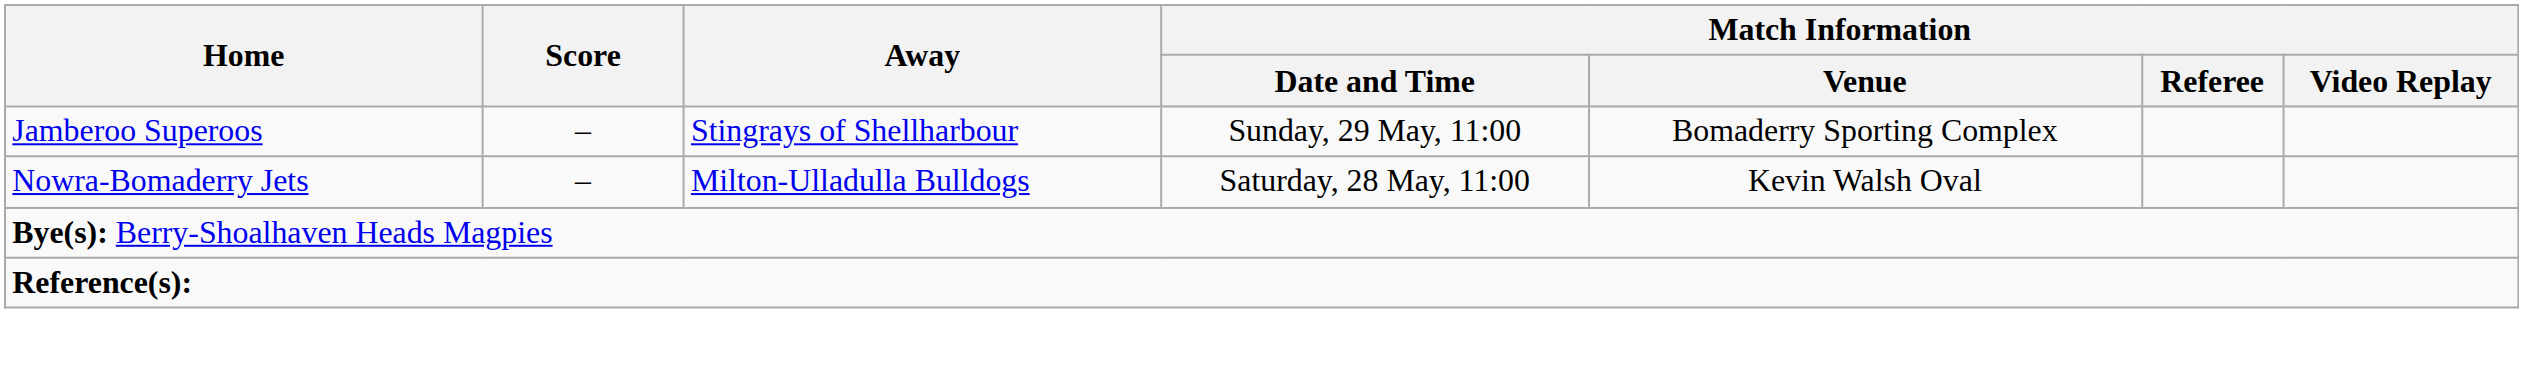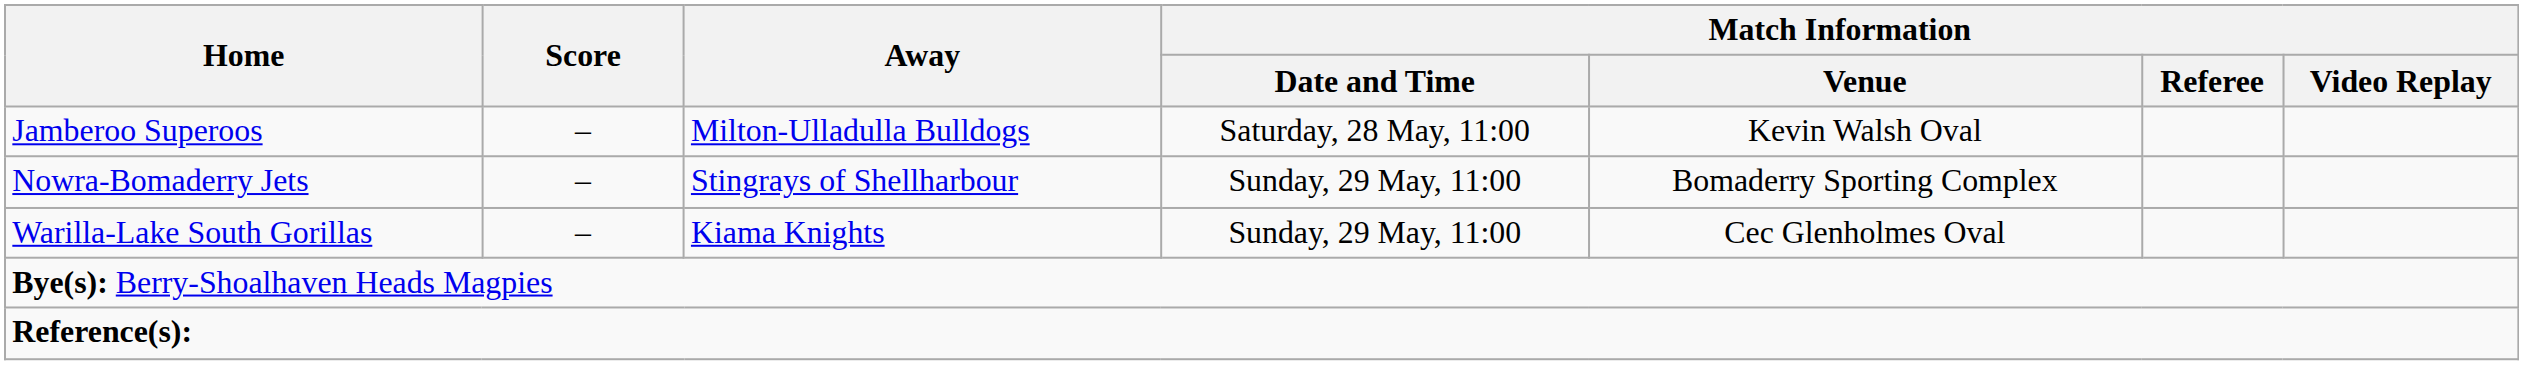(855, 130) Stingrays of Shellharbour -> (860, 130) Milton-Ulladulla Bulldogs
(1375, 130) Sunday, 29 May, 11:00 -> (1375, 130) Saturday, 28 May, 11:00
(1865, 130) Bomaderry Sporting Complex -> (1865, 130) Kevin Walsh Oval
(860, 181) Milton-Ulladulla Bulldogs -> (855, 181) Stingrays of Shellharbour
(1375, 181) Saturday, 28 May, 11:00 -> (1375, 181) Sunday, 29 May, 11:00
(1865, 181) Kevin Walsh Oval -> (1865, 181) Bomaderry Sporting Complex
+ row: (192, 231)
